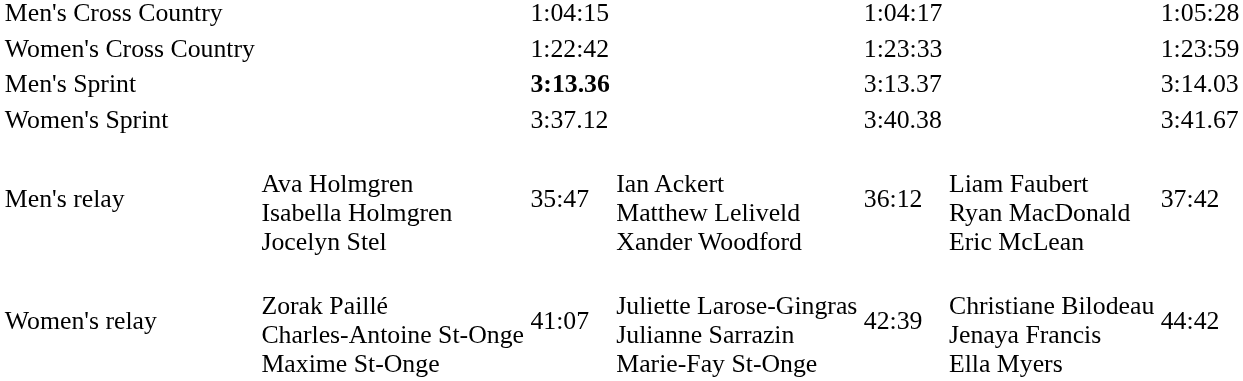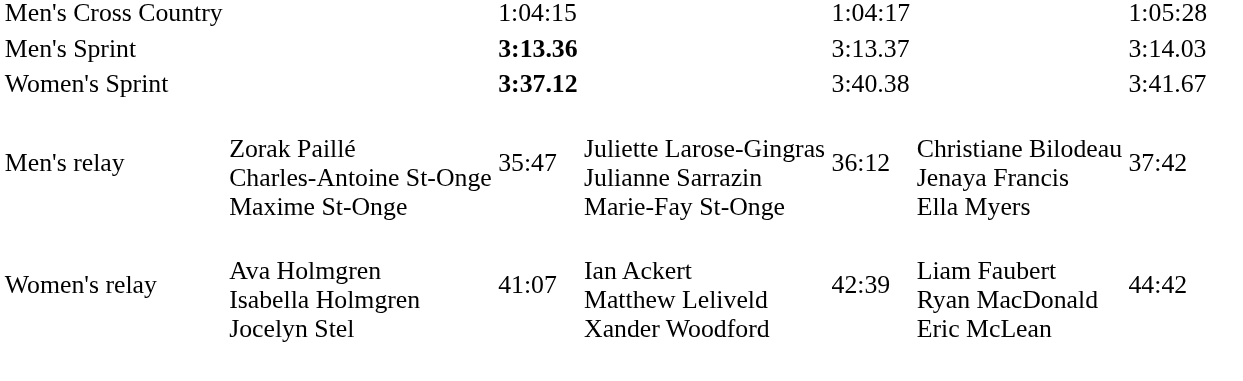- row: (130, 48)
(569, 119) normal -> (538, 83) bold
(357, 212) Ava Holmgren Isabella Holmgren Jocelyn Stel -> (360, 177) Zorak Paillé Charles-Antoine St-Onge Maxime St-Onge
(709, 212) Ian Ackert Matthew Leliveld Xander Woodford -> (705, 177) Juliette Larose-Gingras Julianne Sarrazin Marie-Fay St-Onge
(1040, 212) Liam Faubert Ryan MacDonald Eric McLean -> (1019, 177) Christiane Bilodeau Jenaya Francis Ella Myers
(393, 335) Zorak Paillé Charles-Antoine St-Onge Maxime St-Onge -> (325, 299) Ava Holmgren Isabella Holmgren Jocelyn Stel
(737, 335) Juliette Larose-Gingras Julianne Sarrazin Marie-Fay St-Onge -> (677, 299) Ian Ackert Matthew Leliveld Xander Woodford
(1052, 335) Christiane Bilodeau Jenaya Francis Ella Myers -> (1007, 299) Liam Faubert Ryan MacDonald Eric McLean
